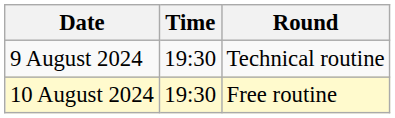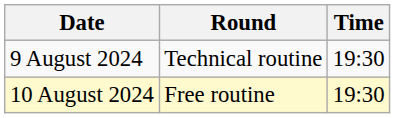columns swapped: (190, 22) <-> (306, 22)
